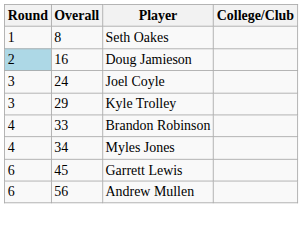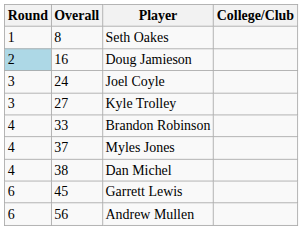(61, 103) 29 -> (61, 103) 27
(61, 147) 34 -> (61, 147) 37
+ row: (139, 170)
